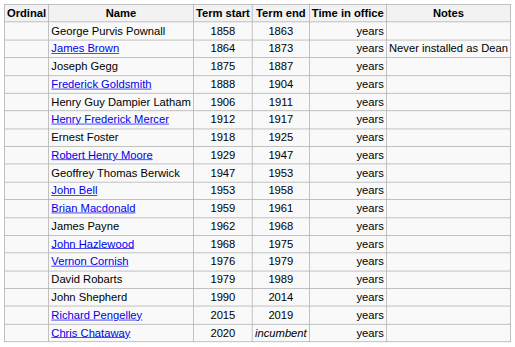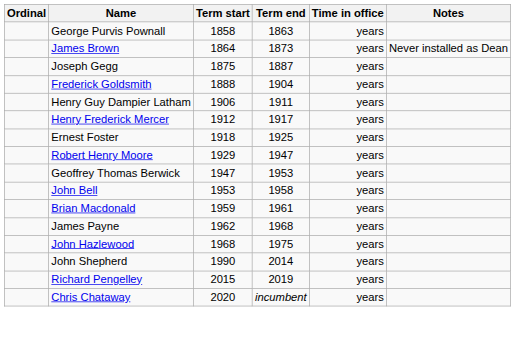- row: (90, 262)
- row: (87, 279)
